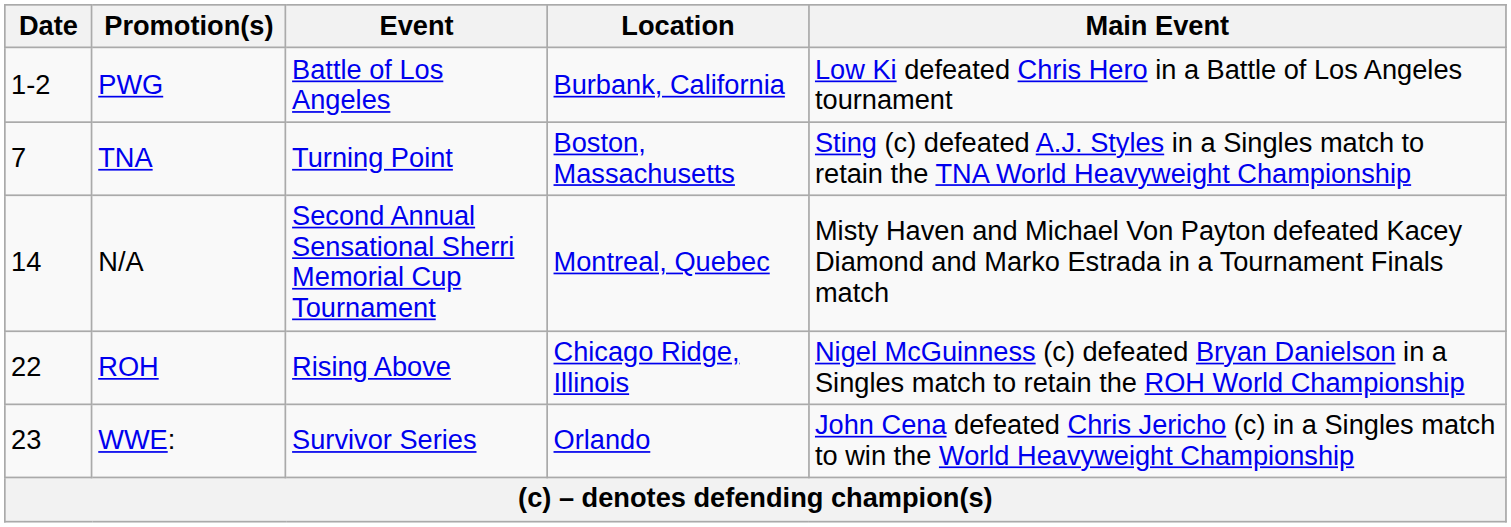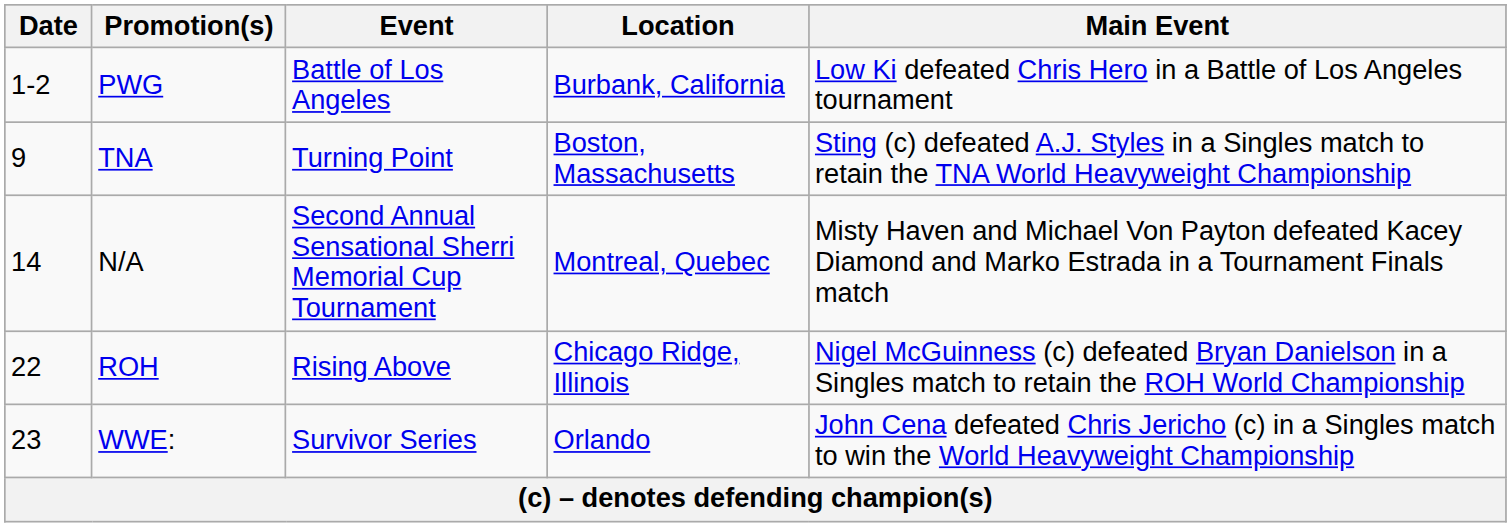(19, 158) 7 -> (19, 158) 9
